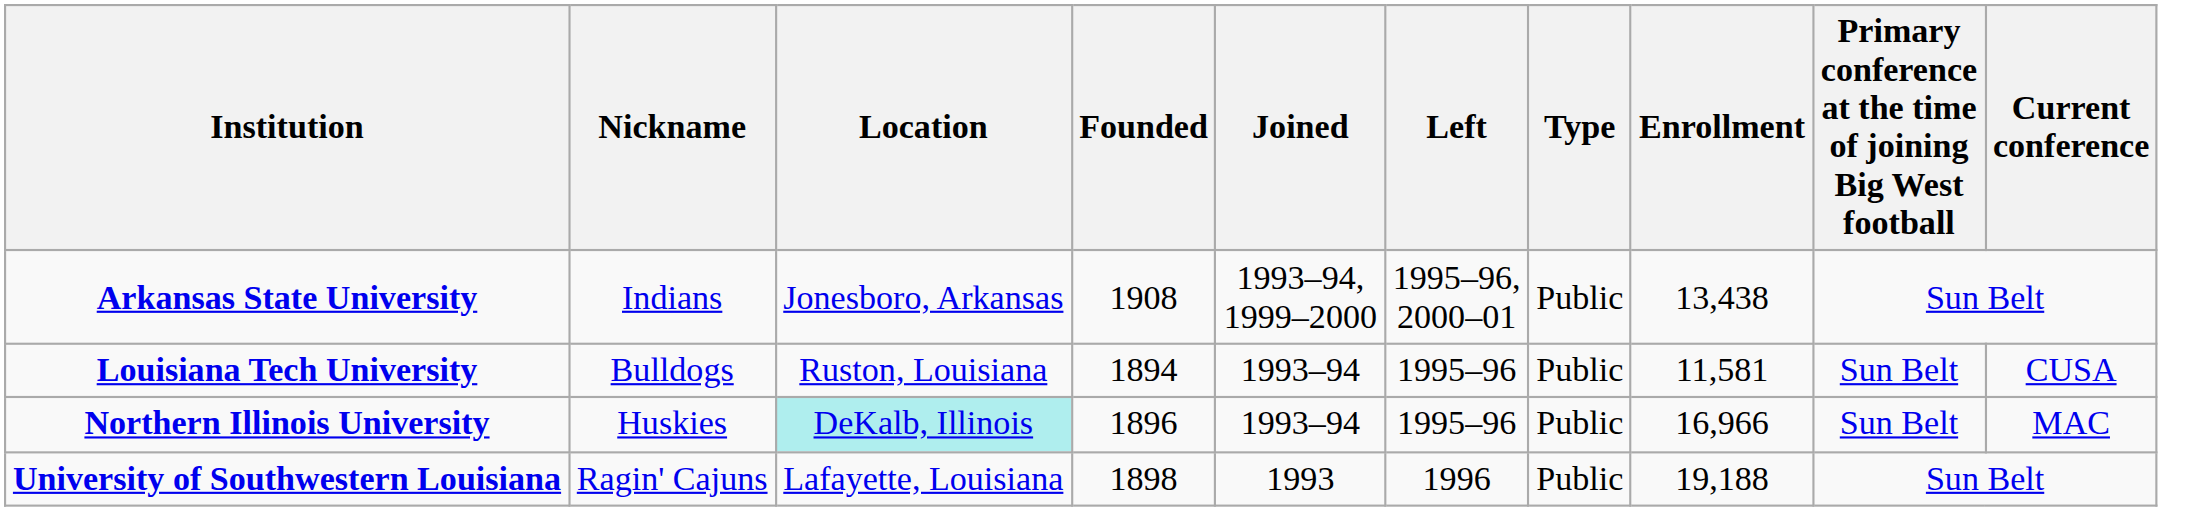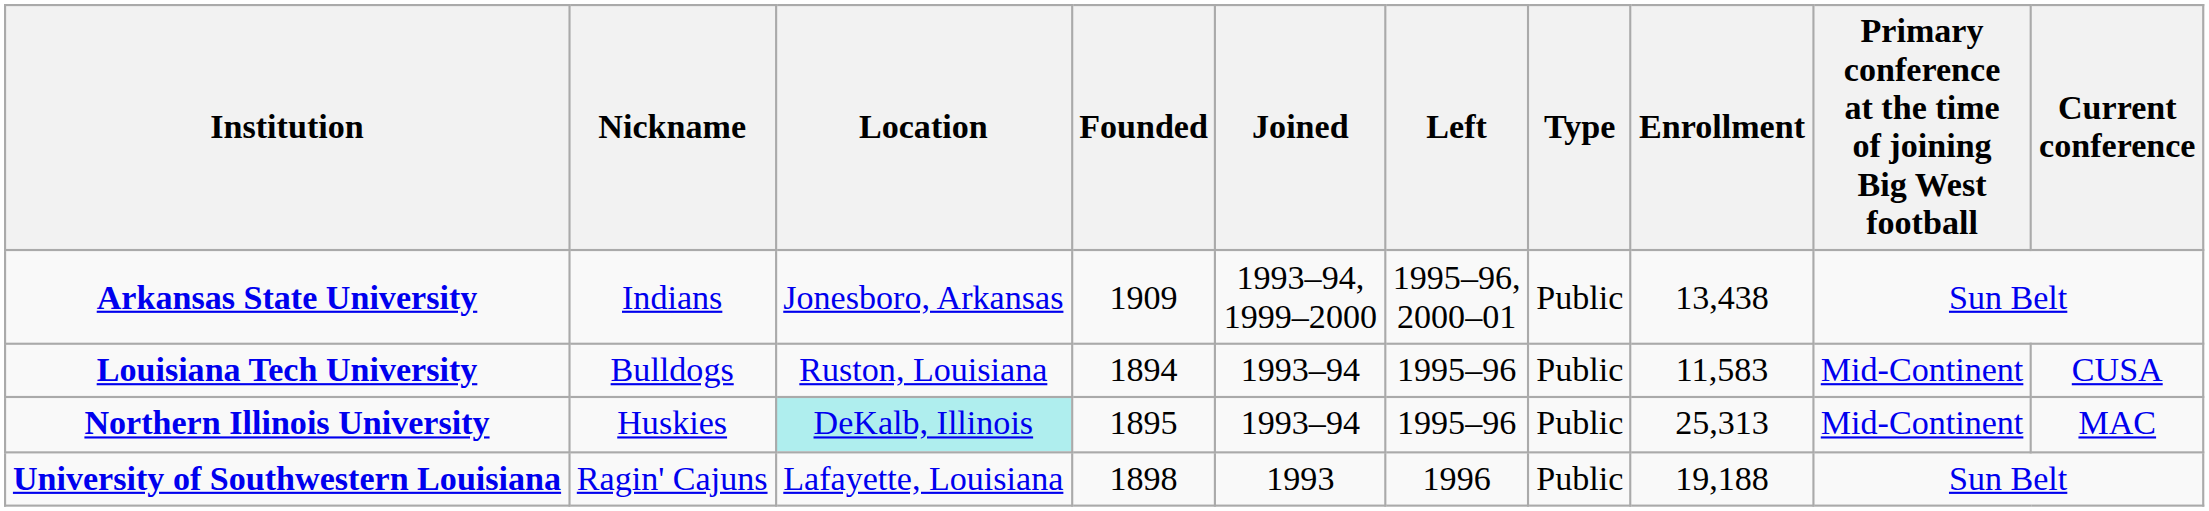(1144, 296) 1908 -> (1144, 296) 1909
(1722, 369) 11,581 -> (1722, 369) 11,583
(1899, 369) Sun Belt -> (1922, 369) Mid-Continent
(1144, 423) 1896 -> (1144, 423) 1895
(1722, 423) 16,966 -> (1722, 423) 25,313
(1899, 423) Sun Belt -> (1922, 423) Mid-Continent
